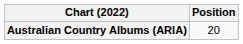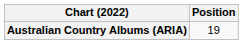(214, 30) 20 -> (214, 30) 19
